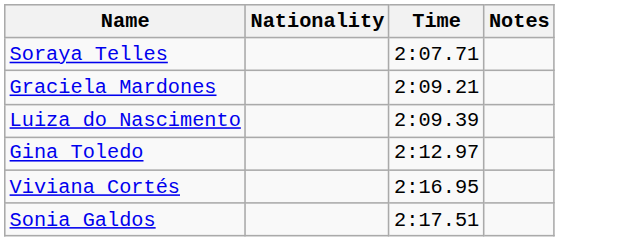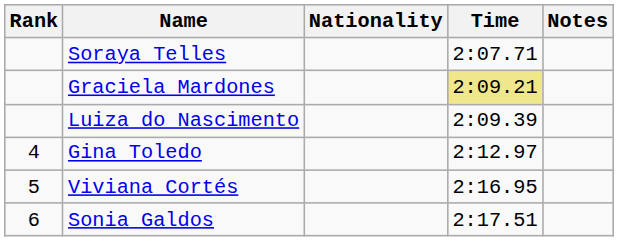+ column: (34, 21)
(437, 87) no background -> (495, 87) khaki background
